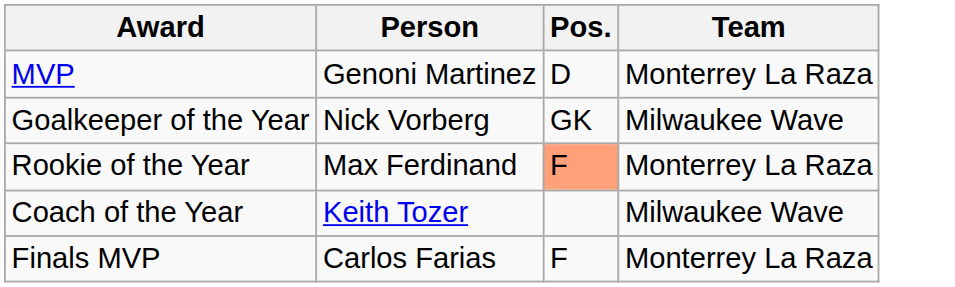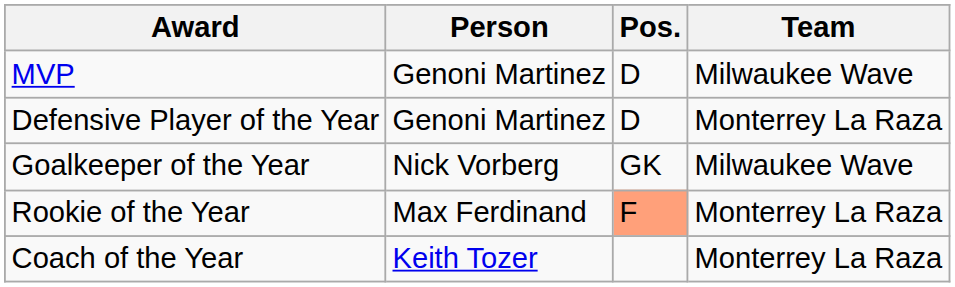(749, 73) Monterrey La Raza -> (804, 73) Milwaukee Wave
+ row: (195, 119)
(734, 212) Milwaukee Wave -> (818, 258) Monterrey La Raza
- row: (86, 258)
